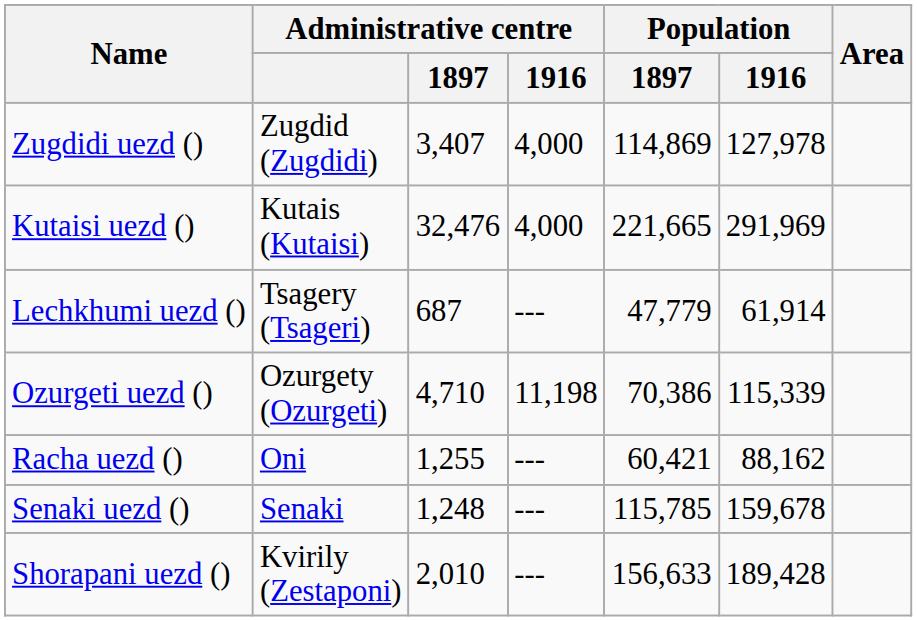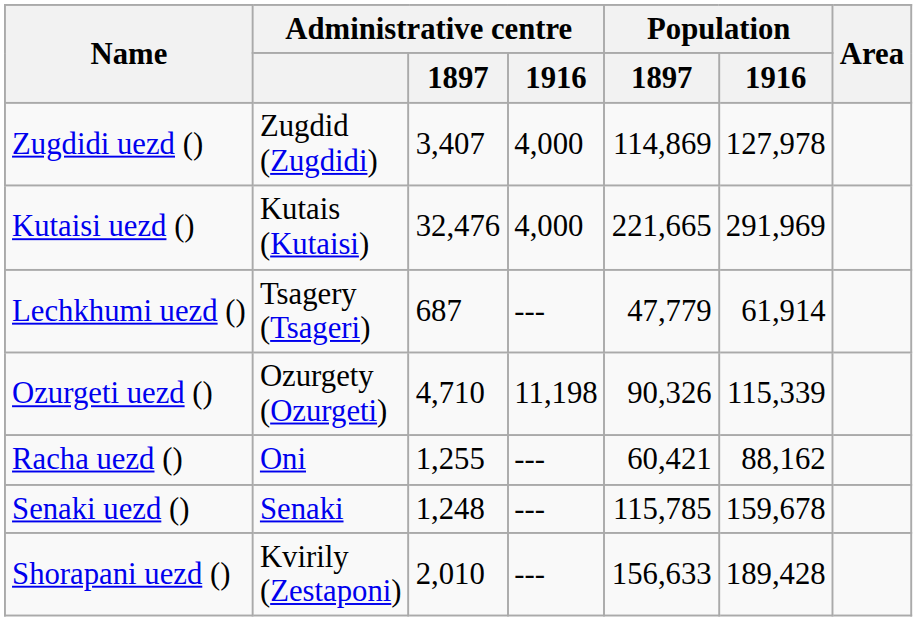(669, 393) 70,386 -> (669, 393) 90,326
